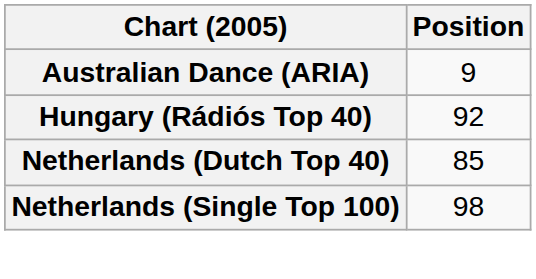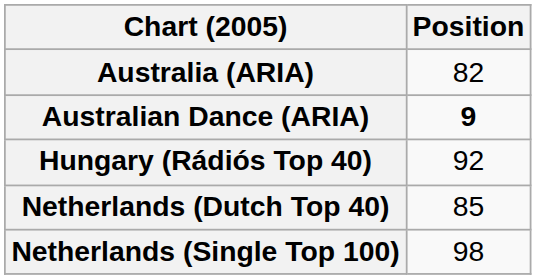+ row: (205, 71)
(468, 71) normal -> (468, 116) bold
